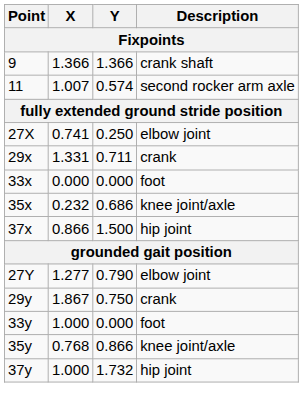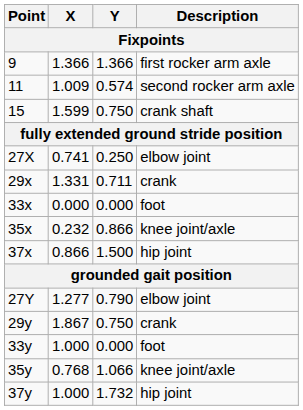(177, 63) crank shaft -> (205, 63) first rocker arm axle
(71, 87) 1.007 -> (71, 87) 1.009
+ row: (16, 110)
(115, 205) 0.686 -> (115, 228) 0.866
(115, 346) 0.866 -> (115, 370) 1.066
